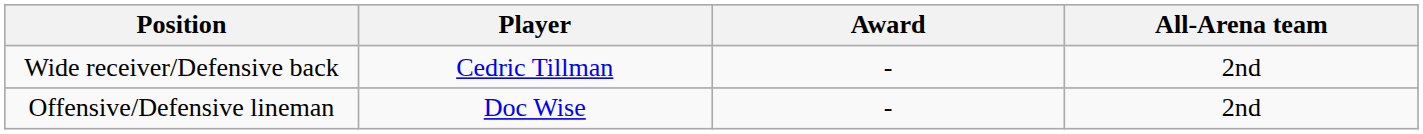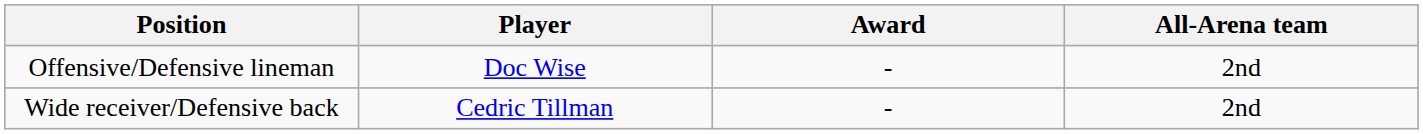rows swapped: (181, 66) <-> (181, 107)
